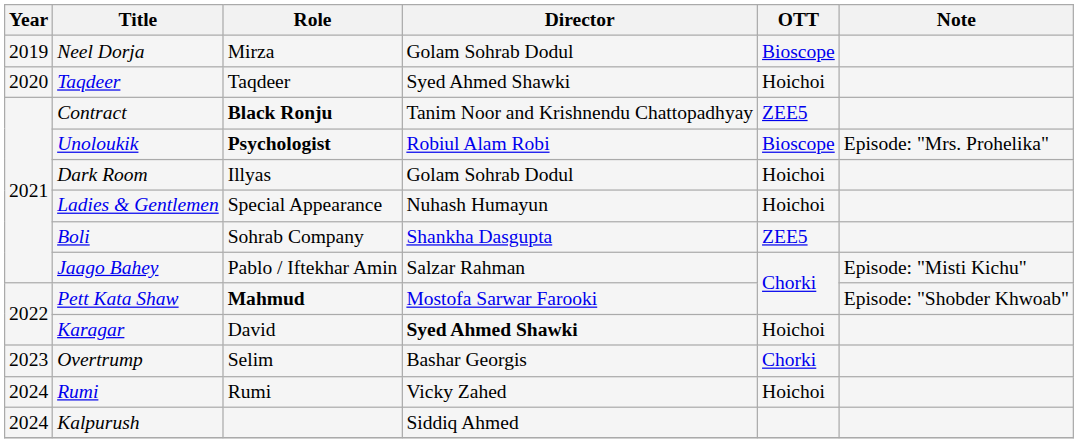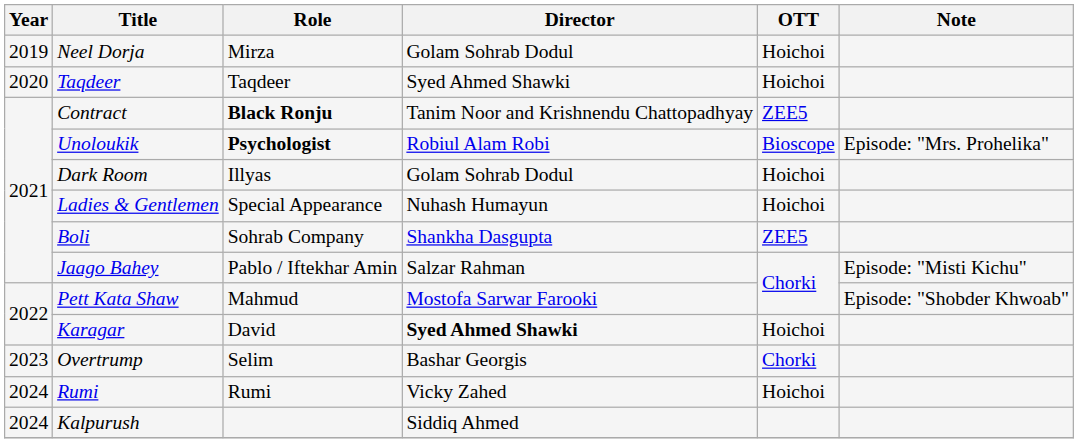(798, 50) Bioscope -> (794, 50) Hoichoi
(266, 298) bold -> (263, 298) normal
